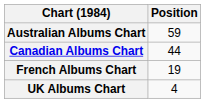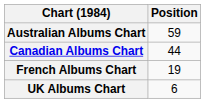(174, 88) 4 -> (174, 88) 6
